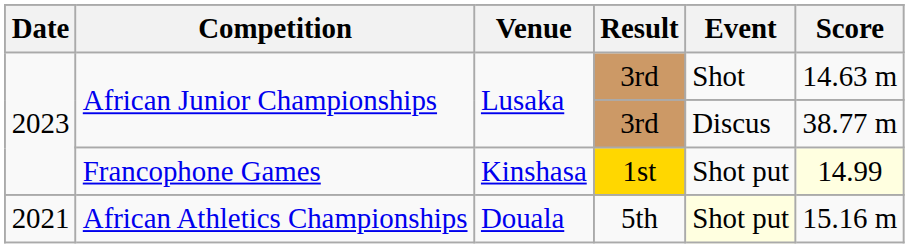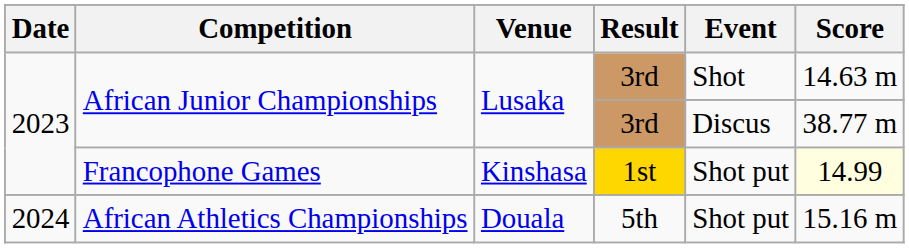(41, 218) 2021 -> (41, 218) 2024
(741, 218) lightyellow background -> (741, 218) no background
